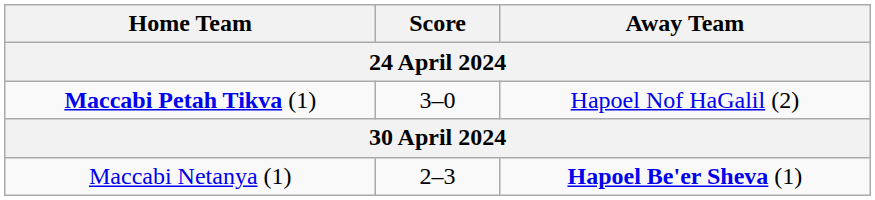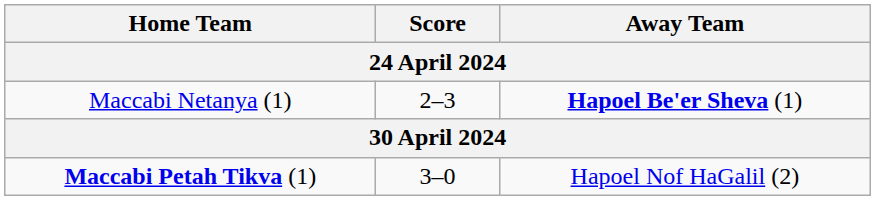rows swapped: (190, 175) <-> (190, 99)
